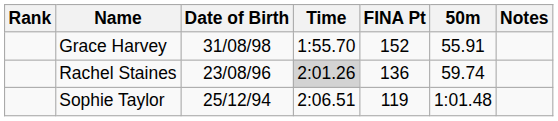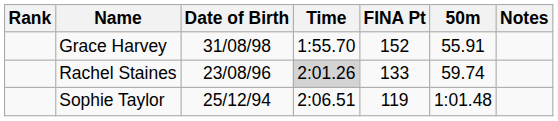(395, 73) 136 -> (395, 73) 133
